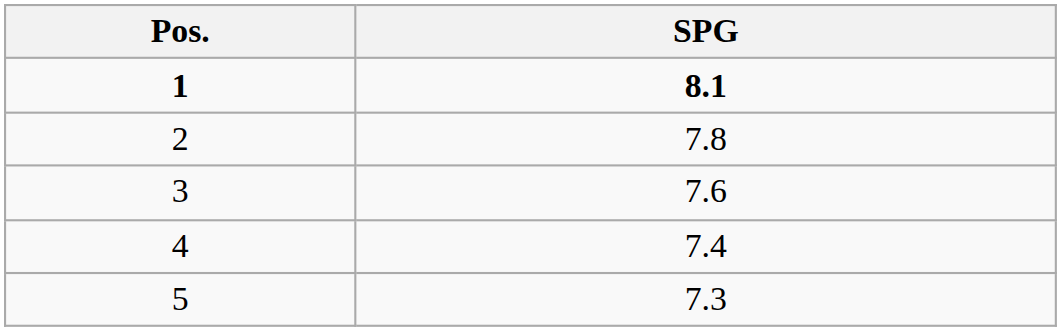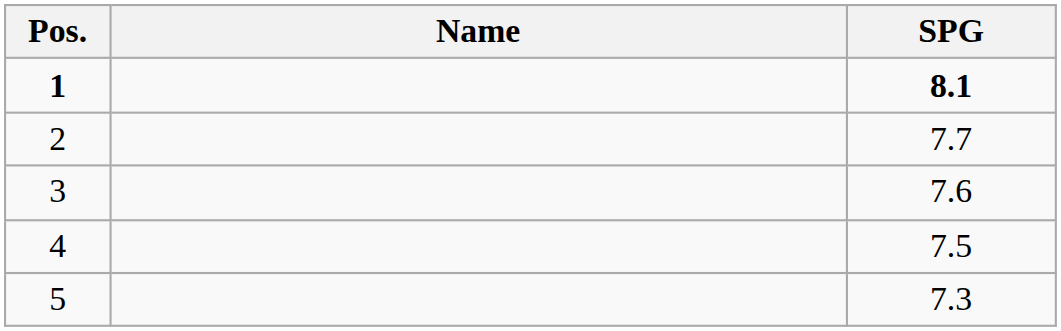+ column: (478, 31)
(706, 138) 7.8 -> (951, 138) 7.7
(706, 245) 7.4 -> (951, 245) 7.5
